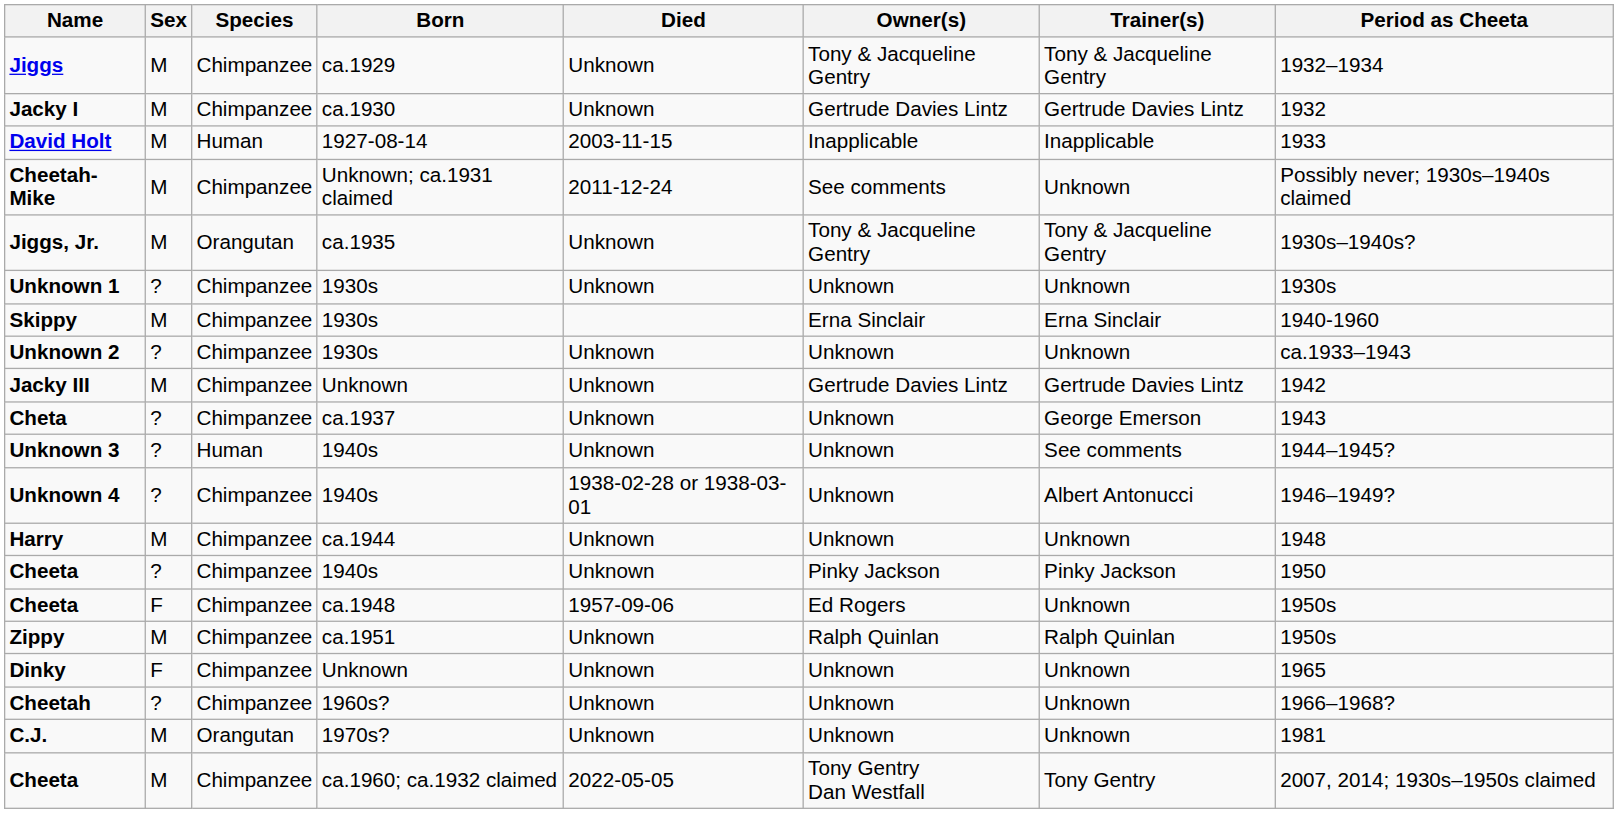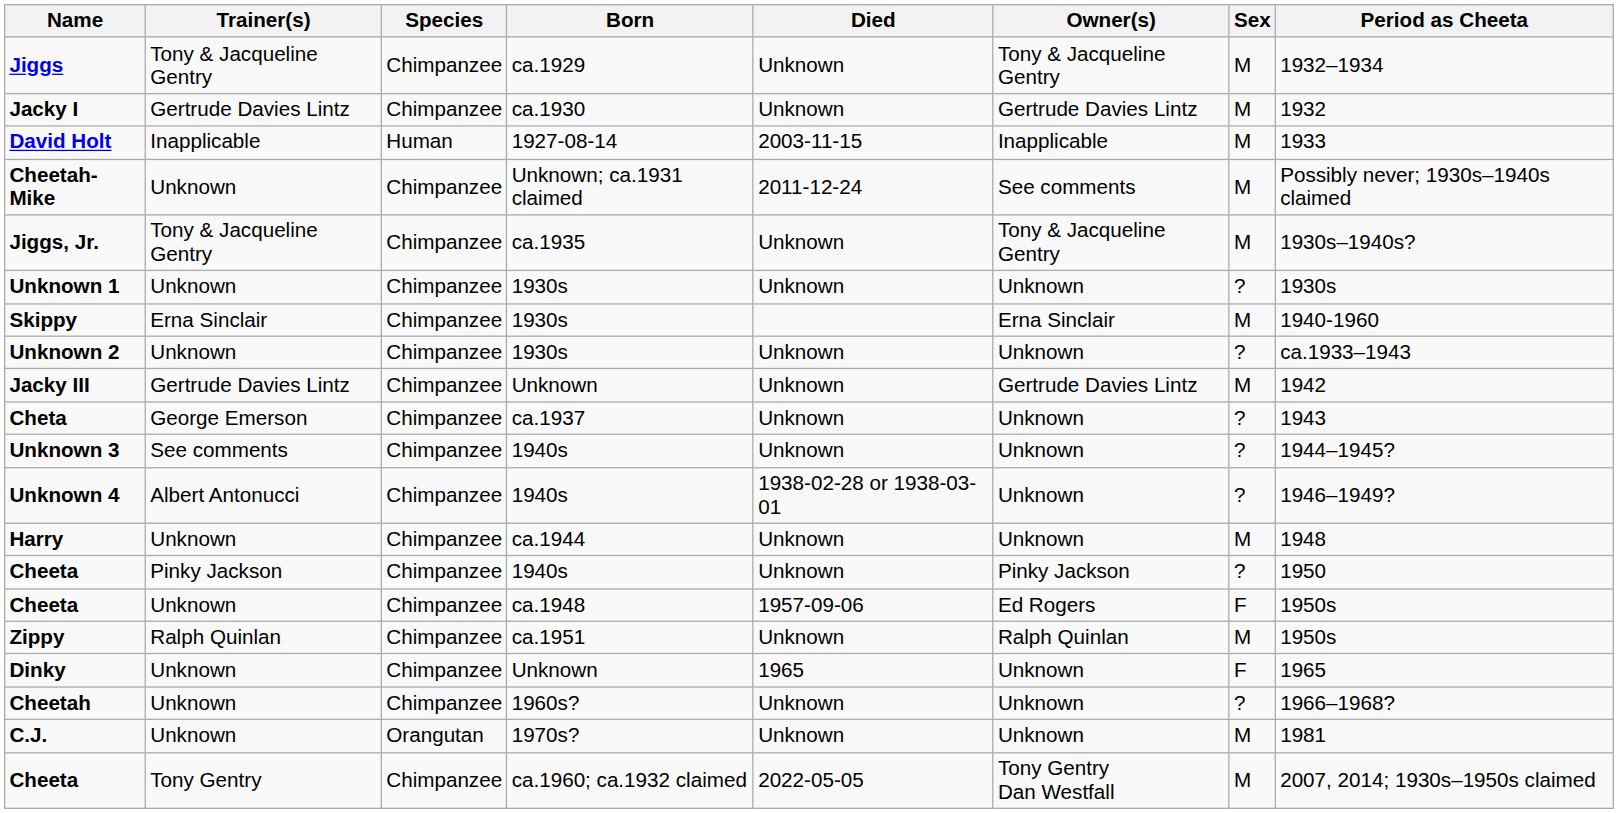columns swapped: (169, 20) <-> (1157, 20)
(245, 242) Orangutan -> (444, 242) Chimpanzee
(230, 450) Human -> (444, 450) Chimpanzee
(611, 670) Unknown -> (781, 670) 1965
